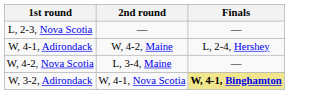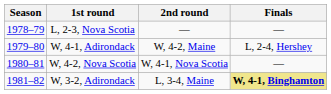+ column: (26, 13)
(142, 64) L, 3-4, Maine -> (184, 64) W, 4-1, Nova Scotia
(142, 81) W, 4-1, Nova Scotia -> (184, 81) L, 3-4, Maine
